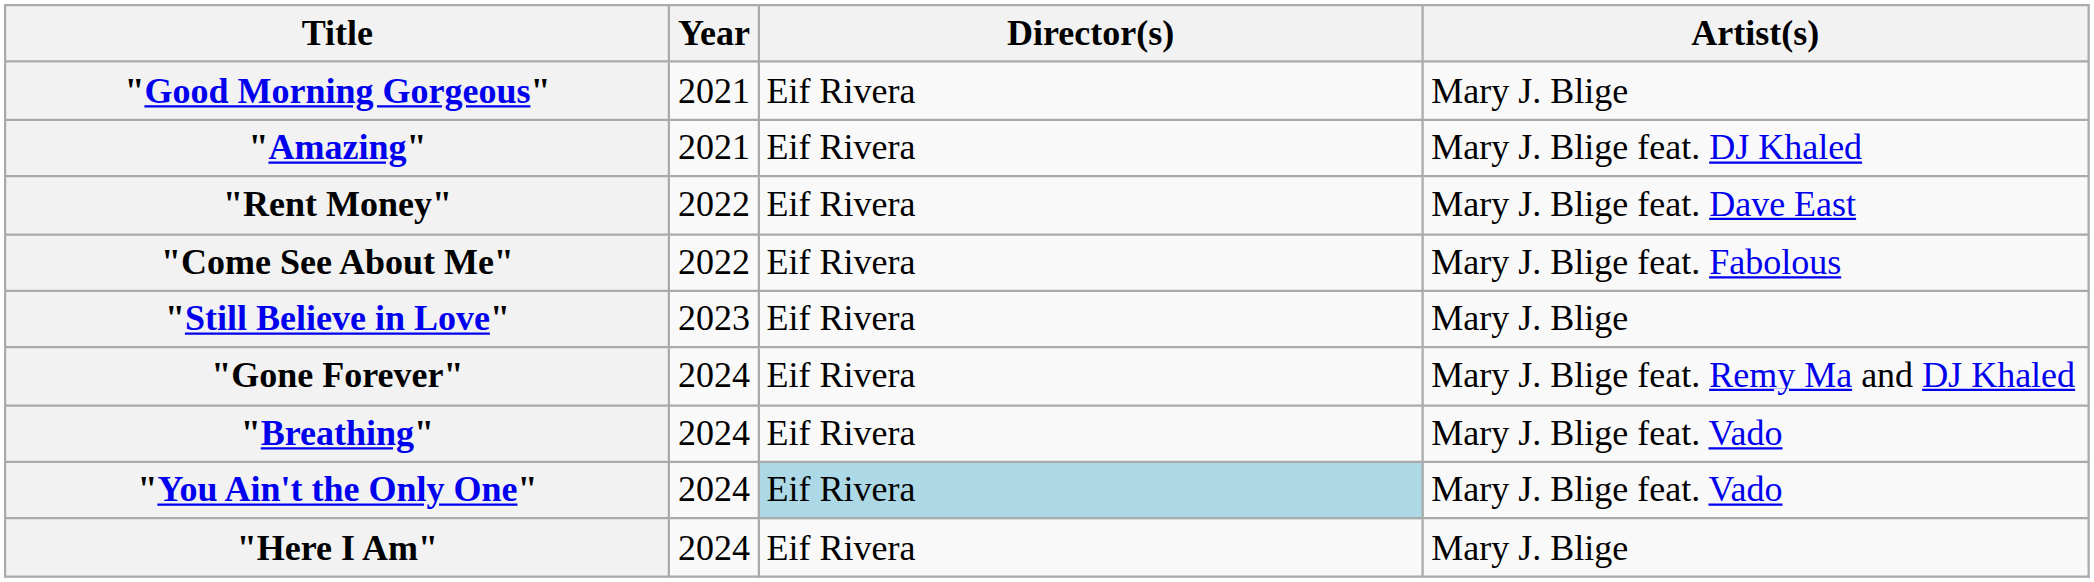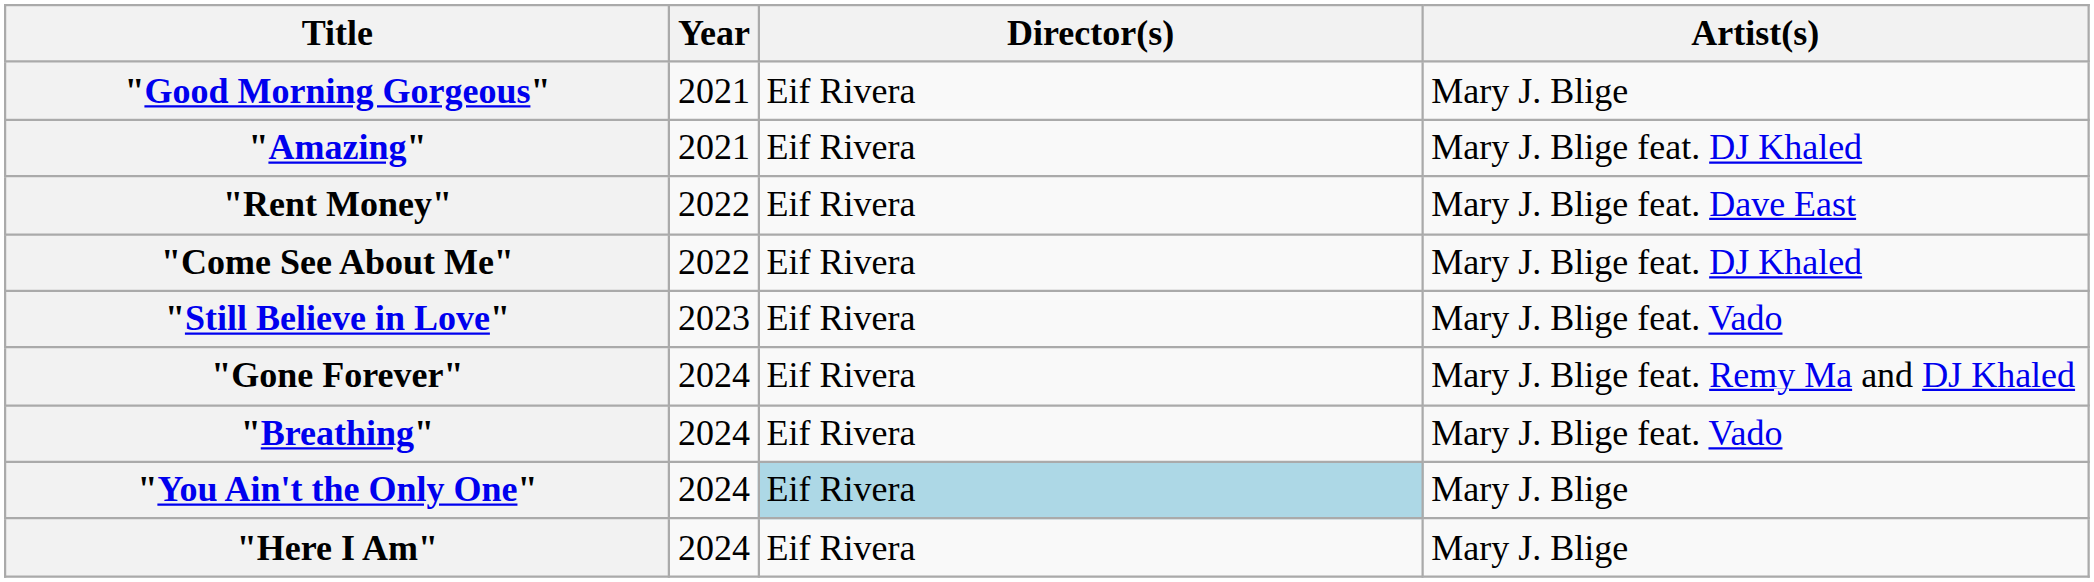(1636, 261) Mary J. Blige feat. Fabolous -> (1647, 261) Mary J. Blige feat. DJ Khaled
(1530, 318) Mary J. Blige -> (1607, 318) Mary J. Blige feat. Vado
(1607, 489) Mary J. Blige feat. Vado -> (1530, 489) Mary J. Blige
